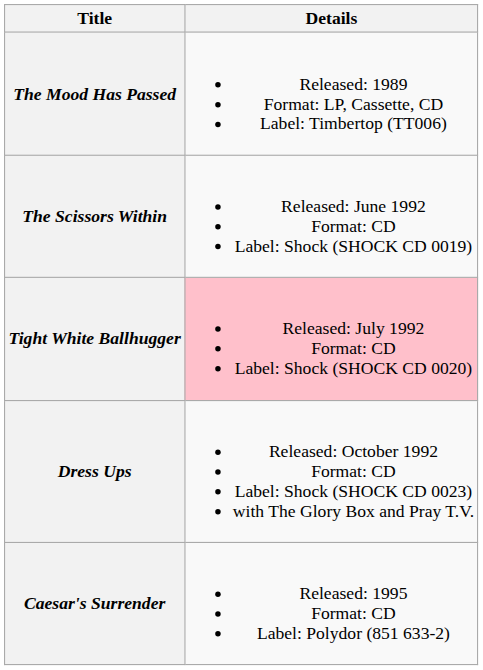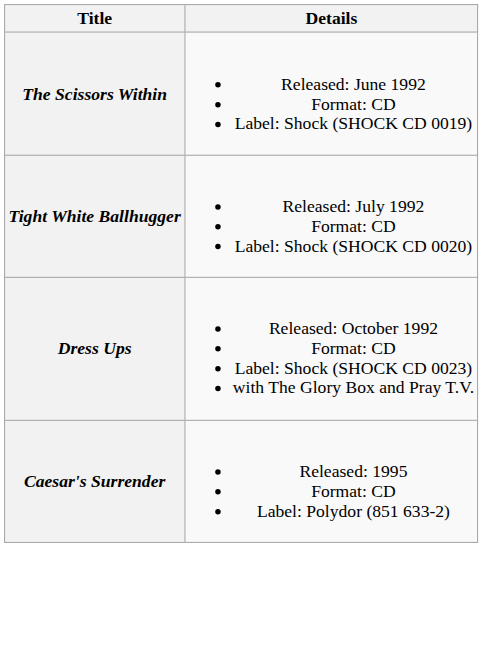- row: (95, 93)
(331, 349) pink background -> (331, 226) no background
